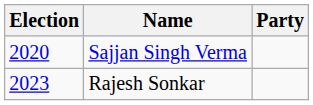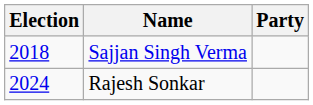(29, 52) 2020 -> (29, 52) 2018
(29, 83) 2023 -> (29, 83) 2024
